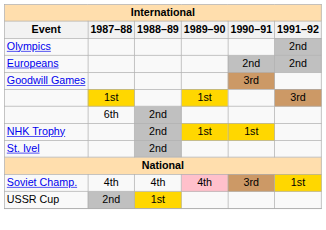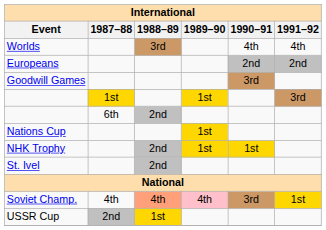- row: (29, 47)
+ row: (23, 47)
+ row: (36, 132)
(158, 183) no background -> (158, 200) lightsalmon background
